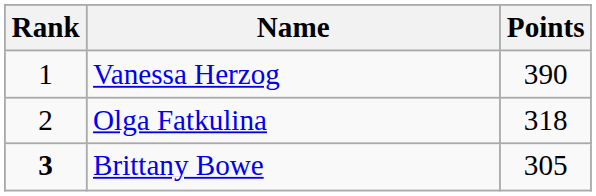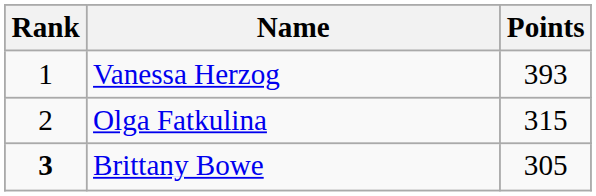(546, 73) 390 -> (546, 73) 393
(546, 119) 318 -> (546, 119) 315
